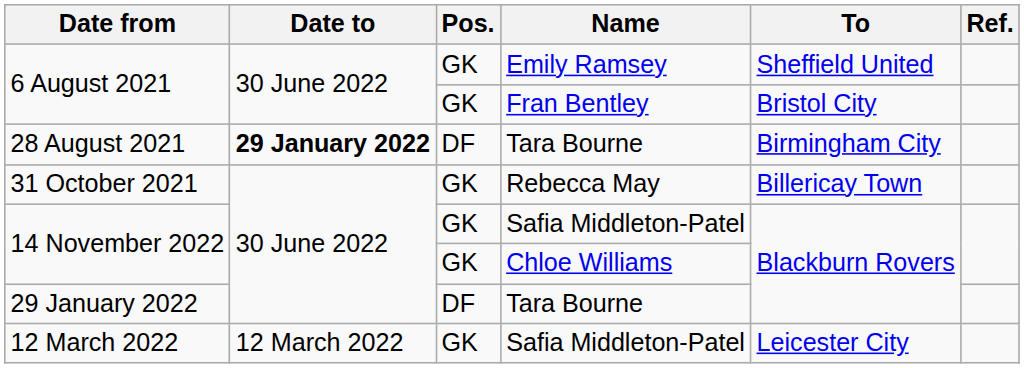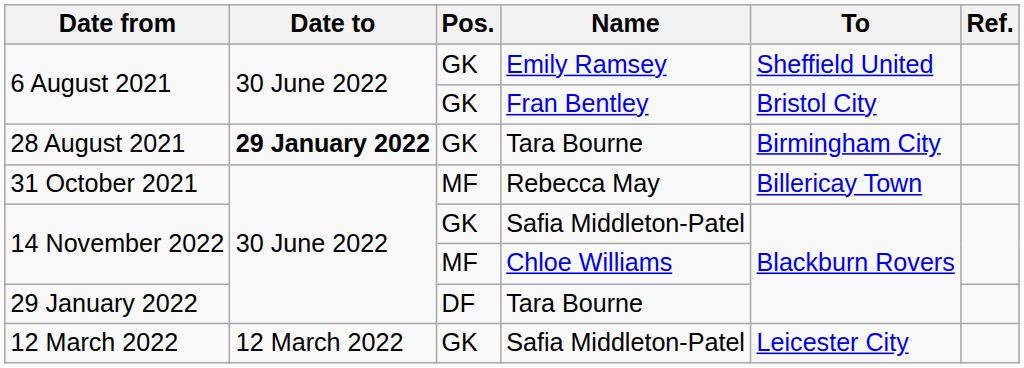(458, 143) DF -> (460, 143) GK
(460, 183) GK -> (460, 183) MF
(460, 263) GK -> (460, 263) MF
